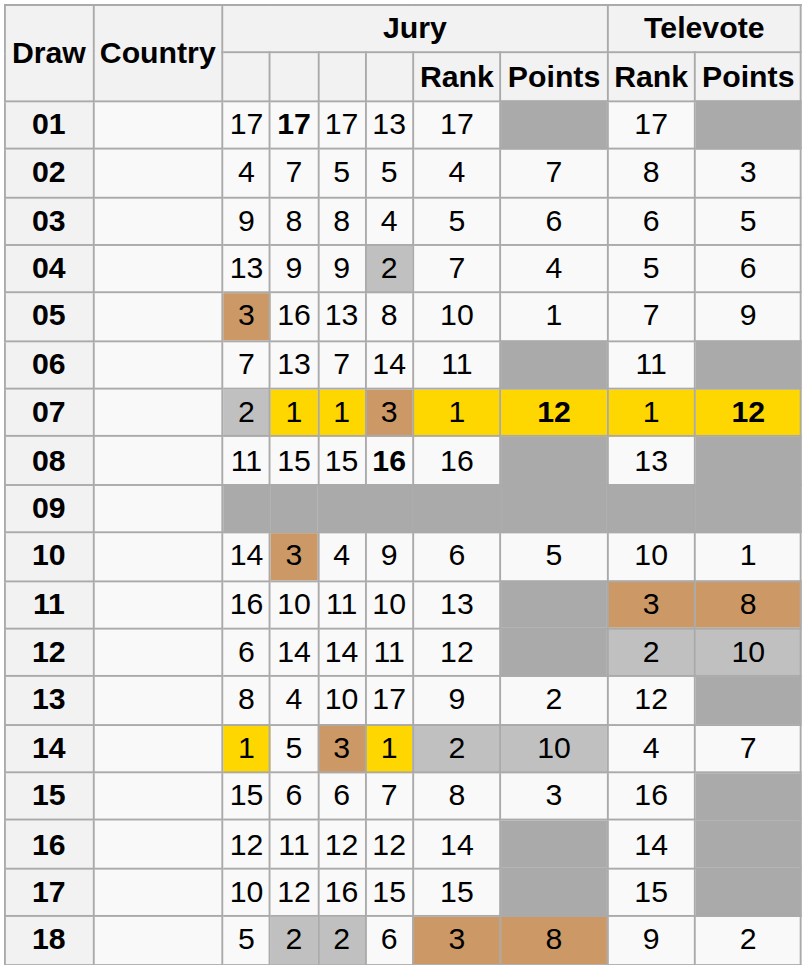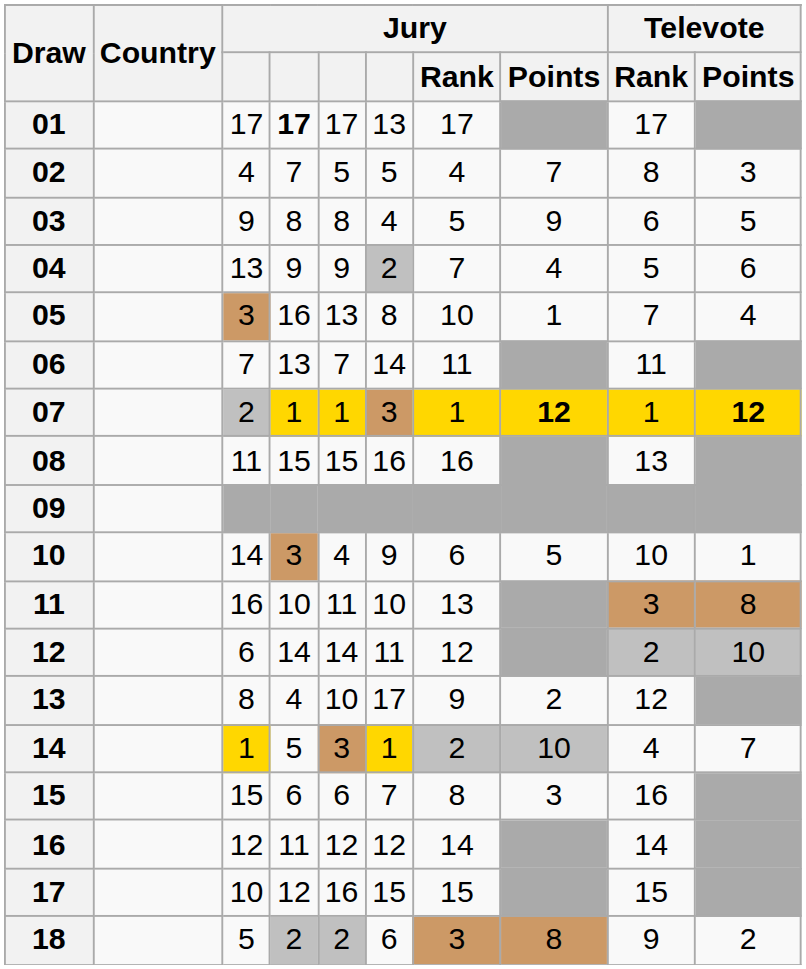(554, 220) 6 -> (554, 220) 9
(748, 316) 9 -> (748, 316) 4
(389, 460) bold -> (389, 460) normal
